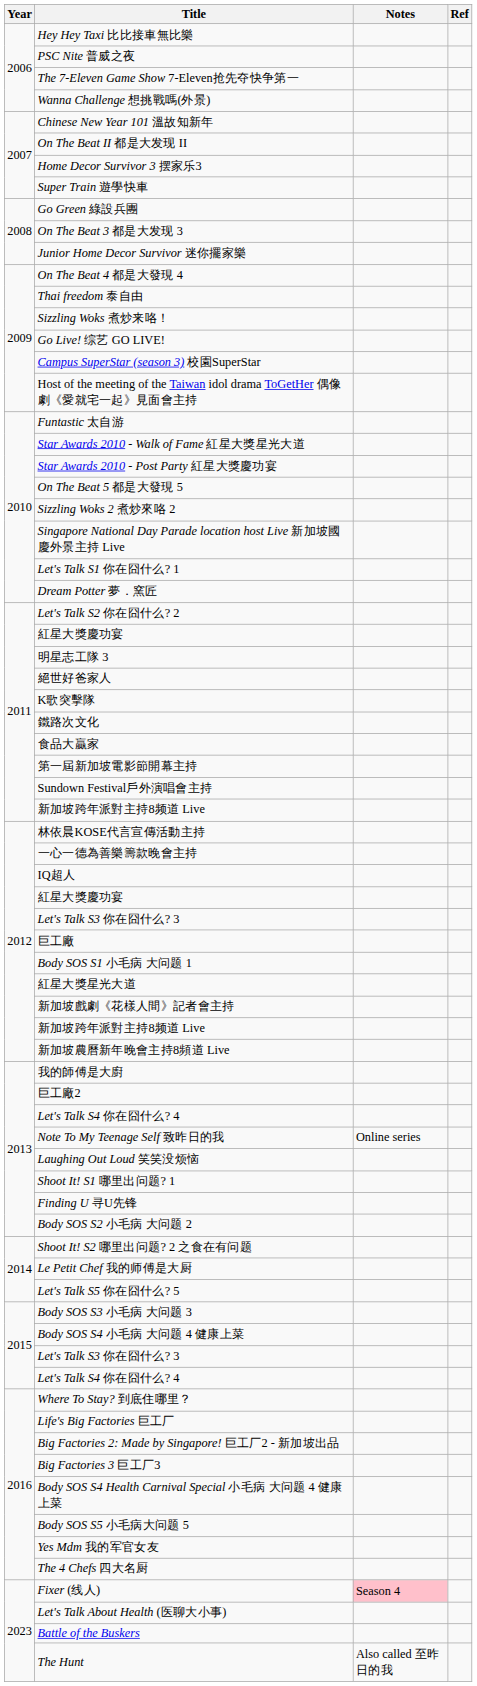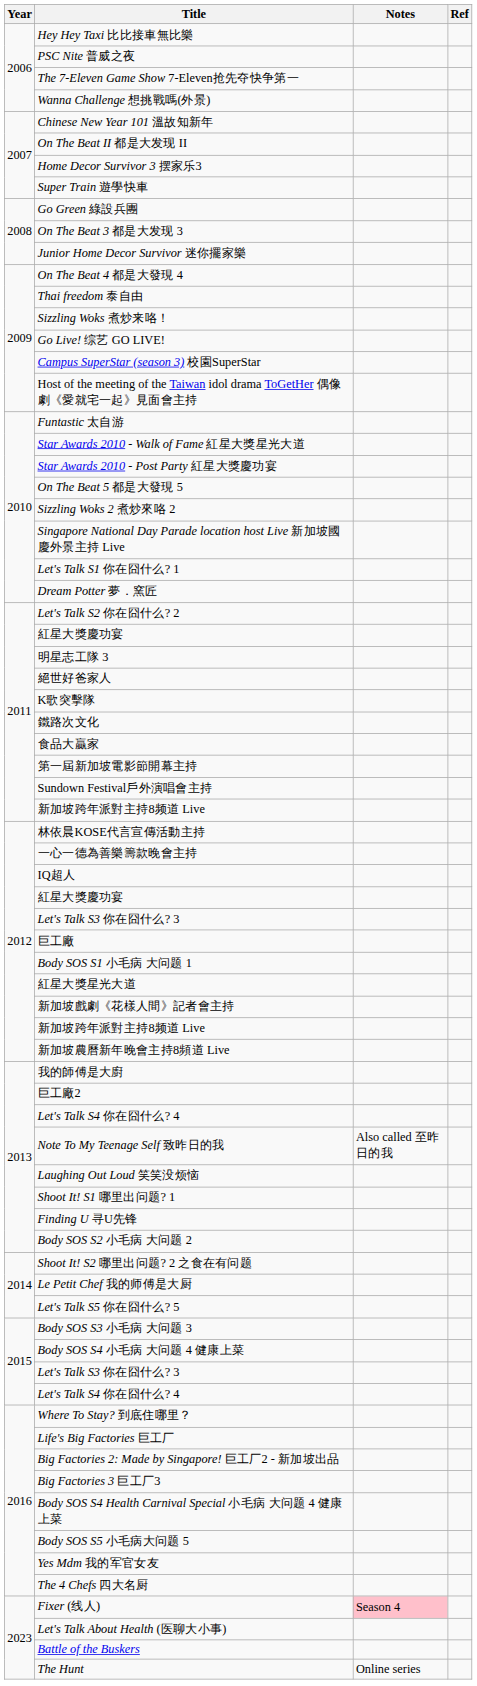(388, 1137) Online series -> (398, 1145) Also called 至昨日的我
(398, 1661) Also called 至昨日的我 -> (388, 1669) Online series
